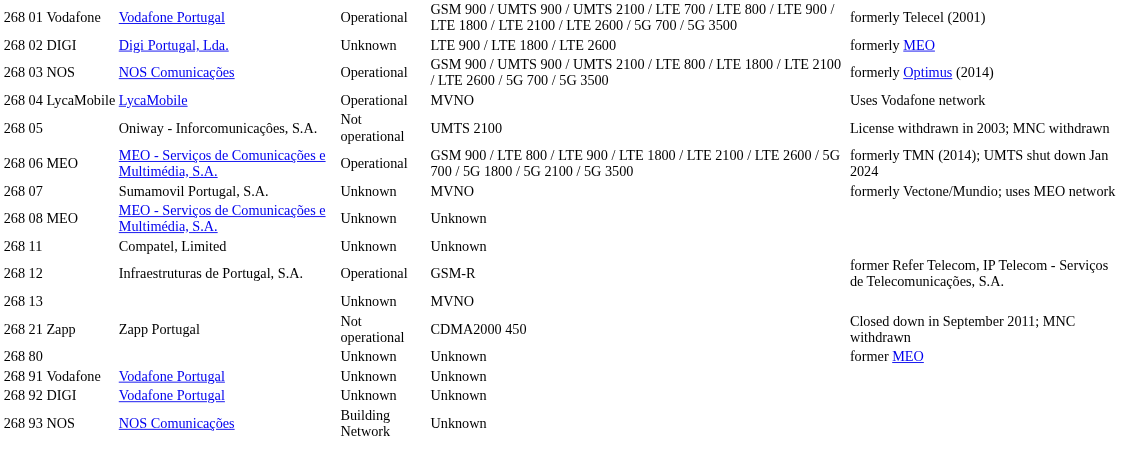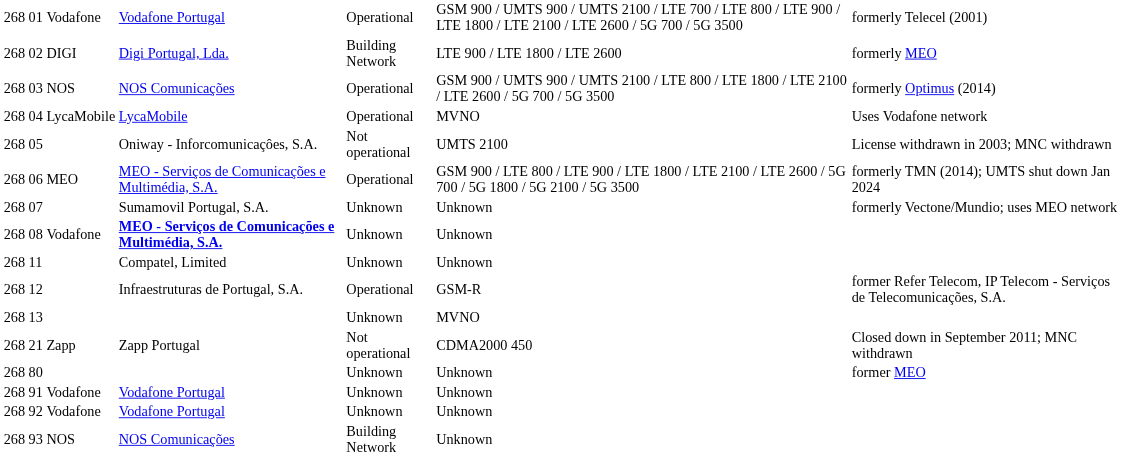(368, 45) Unknown -> (371, 53) Building Network
(452, 191) MVNO -> (464, 207) Unknown
(62, 218) MEO -> (74, 234) Vodafone
(222, 218) normal -> (227, 234) bold
(61, 395) DIGI -> (74, 412) Vodafone
